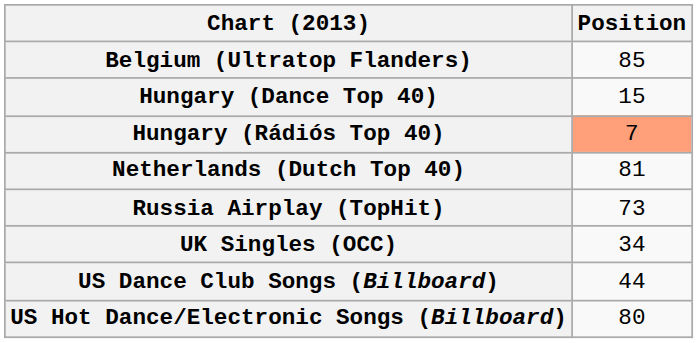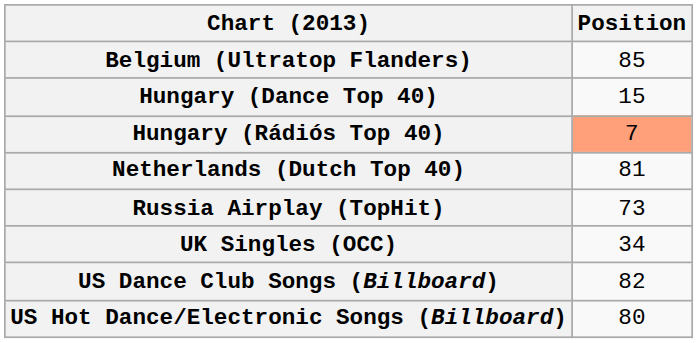(632, 281) 44 -> (632, 281) 82
